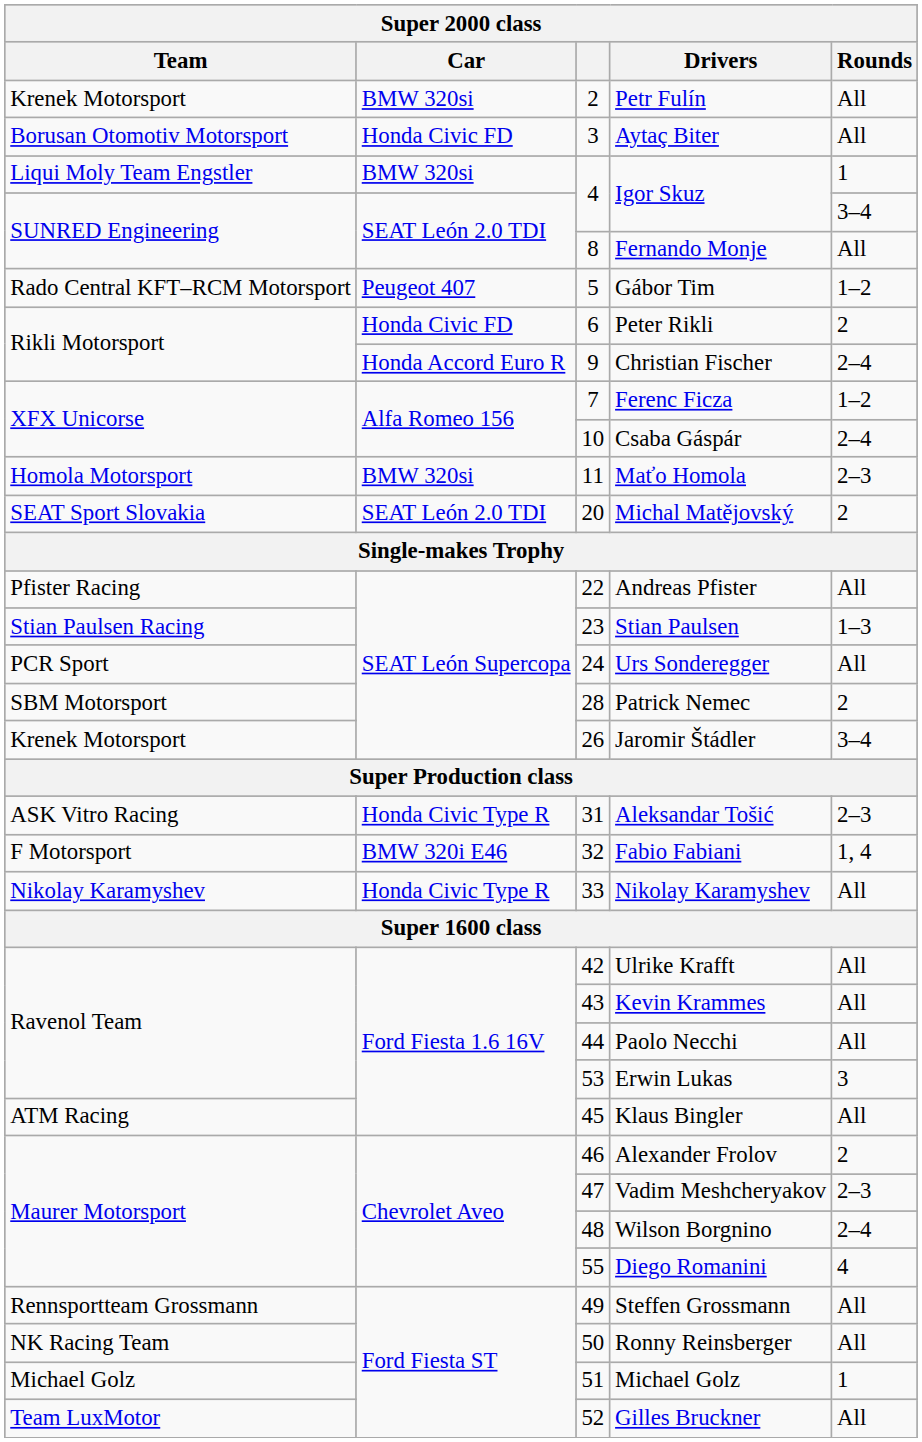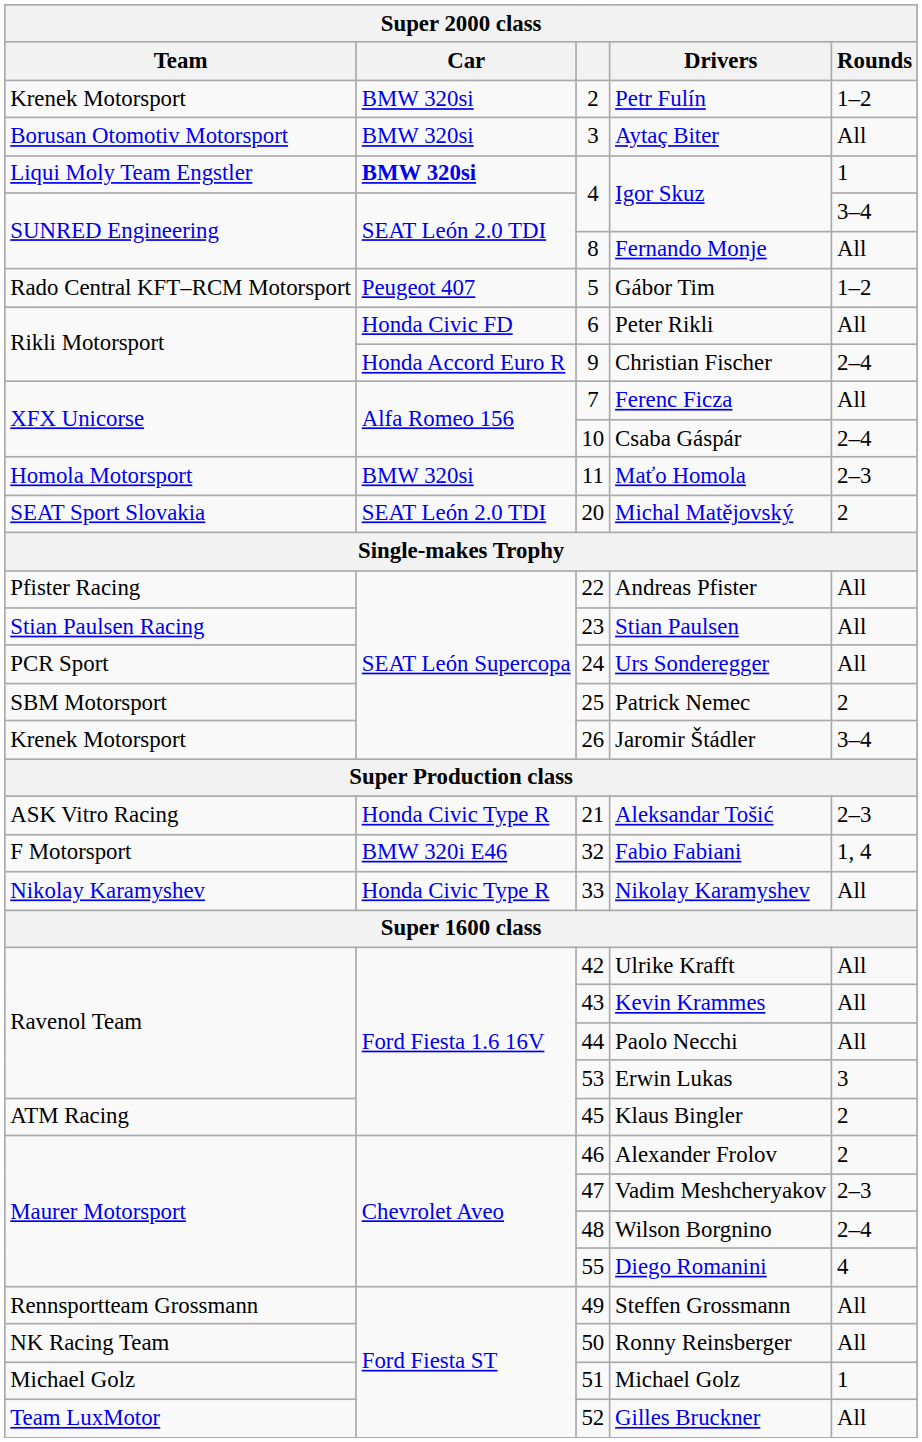(852, 98) All -> (854, 98) 1–2
(437, 136) Honda Civic FD -> (418, 136) BMW 320si
(418, 173) normal -> (419, 173) bold
(843, 324) 2 -> (852, 324) All
(854, 399) 1–2 -> (852, 399) All
(854, 626) 1–3 -> (852, 626) All
(593, 701) 28 -> (593, 701) 25
(593, 814) 31 -> (593, 814) 21
(852, 1116) All -> (843, 1116) 2
